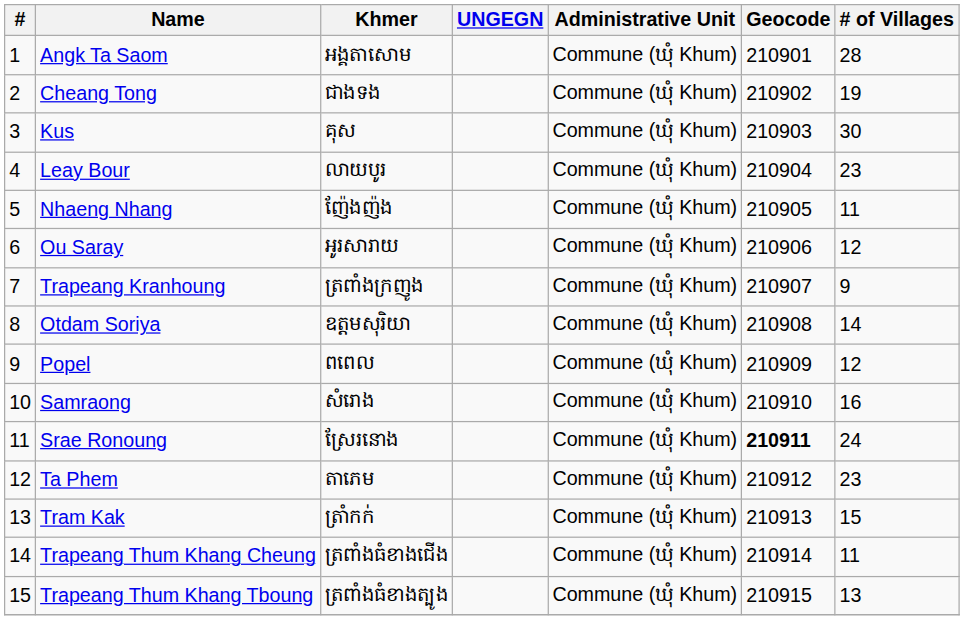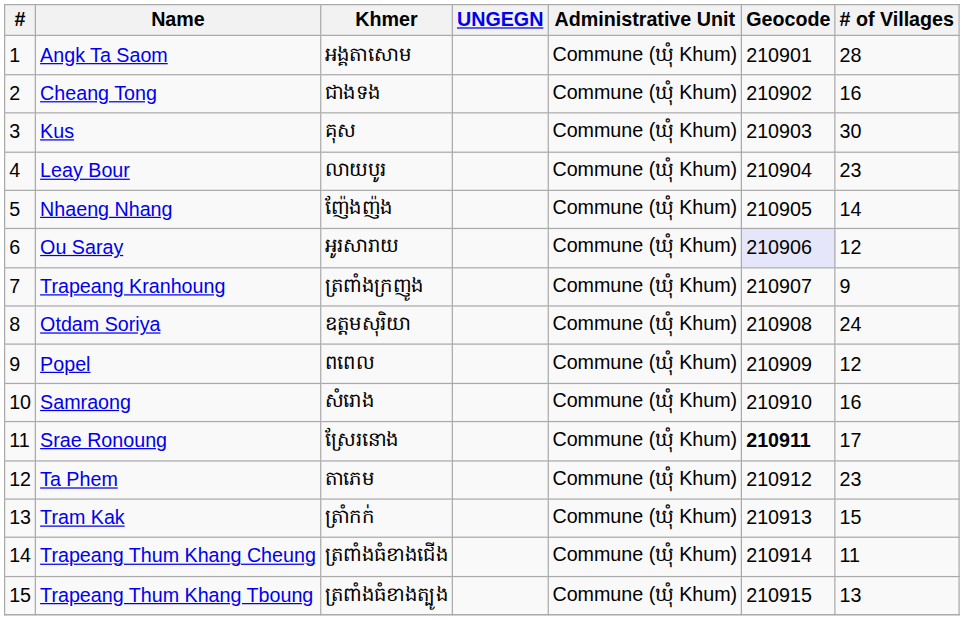(850, 93) 19 -> (850, 93) 16
(850, 209) 11 -> (850, 209) 14
(779, 247) no background -> (779, 247) lavender background
(850, 325) 14 -> (850, 325) 24
(850, 440) 24 -> (850, 440) 17
